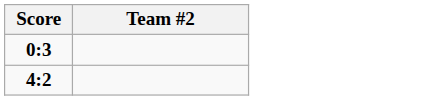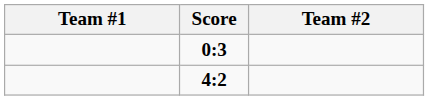+ column: (92, 19)
